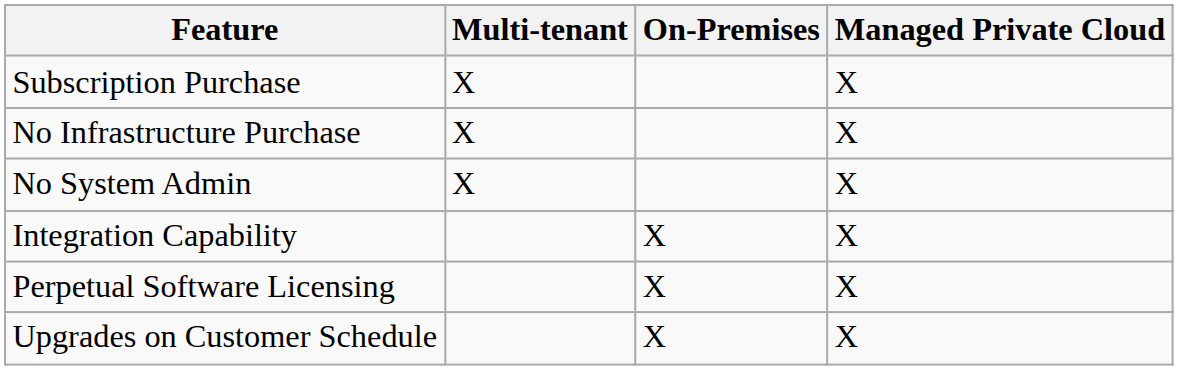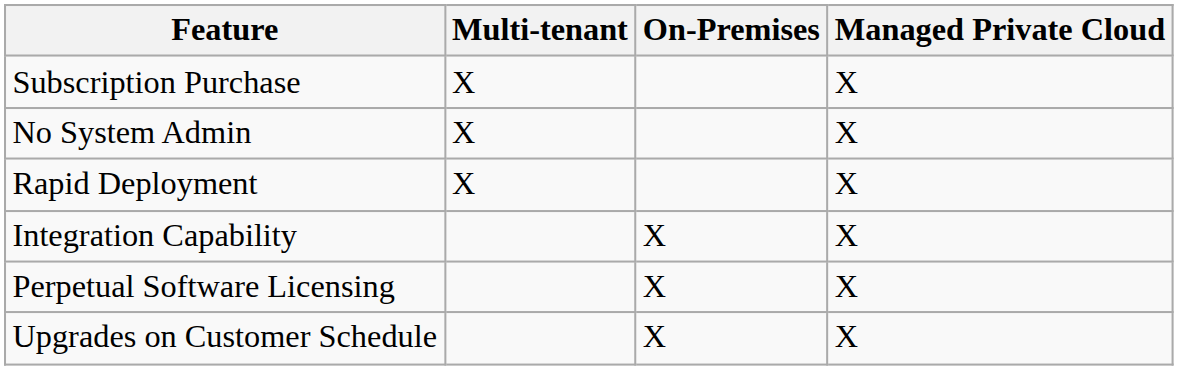- row: (187, 132)
+ row: (135, 183)
